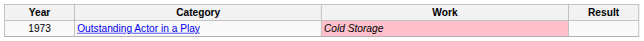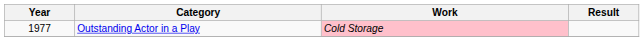(40, 29) 1973 -> (40, 29) 1977
